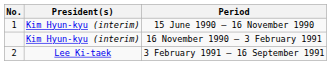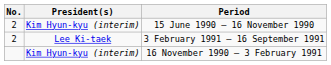(14, 25) 1 -> (14, 25) 2
rows swapped: (234, 39) <-> (234, 53)
